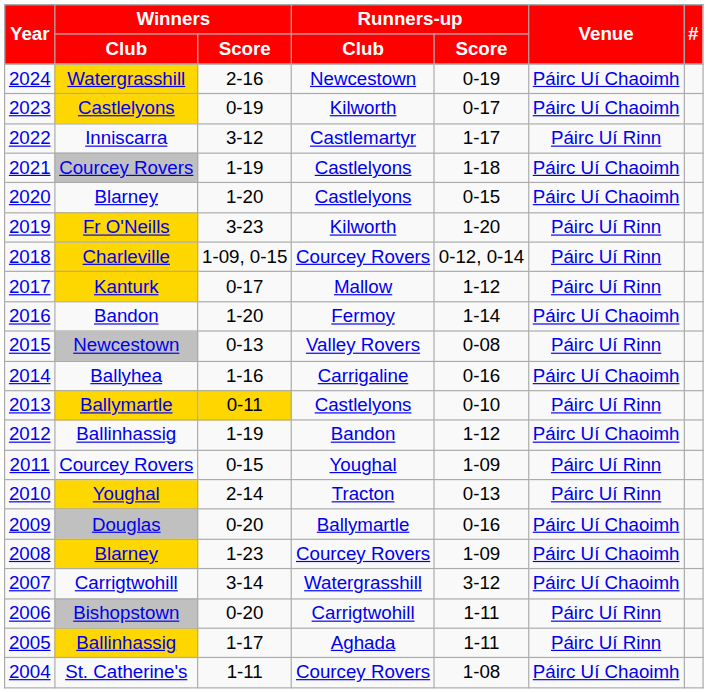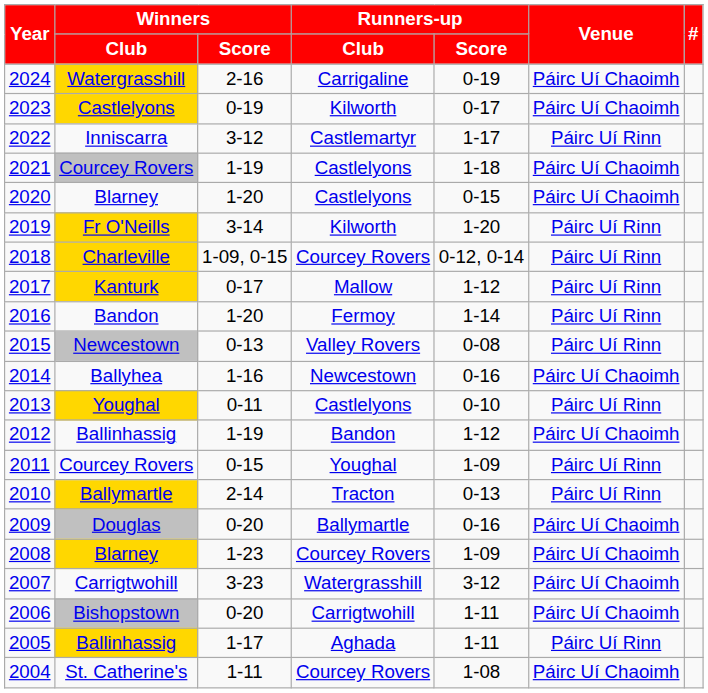(363, 78) Newcestown -> (363, 78) Carrigaline
(245, 227) 3-23 -> (245, 227) 3-14
(606, 316) Páirc Uí Chaoimh -> (606, 316) Páirc Uí Rinn
(363, 375) Carrigaline -> (363, 375) Newcestown
(126, 405) Ballymartle -> (126, 405) Youghal
(245, 405) gold background -> (245, 405) no background
(126, 494) Youghal -> (126, 494) Ballymartle
(245, 583) 3-14 -> (245, 583) 3-23
(606, 613) Páirc Uí Rinn -> (606, 613) Páirc Uí Chaoimh
